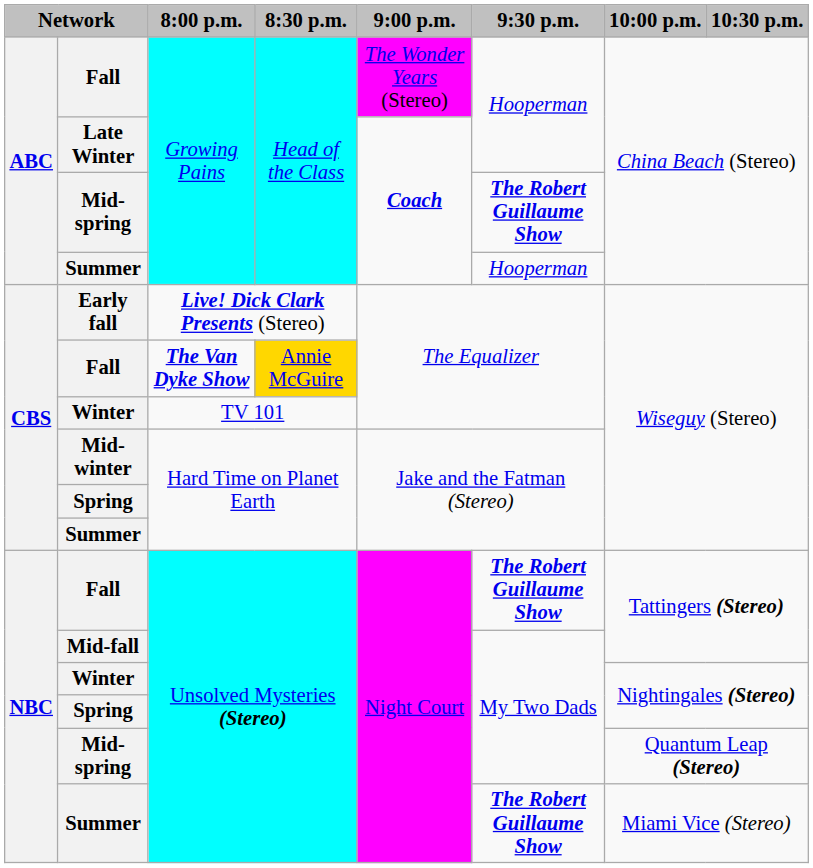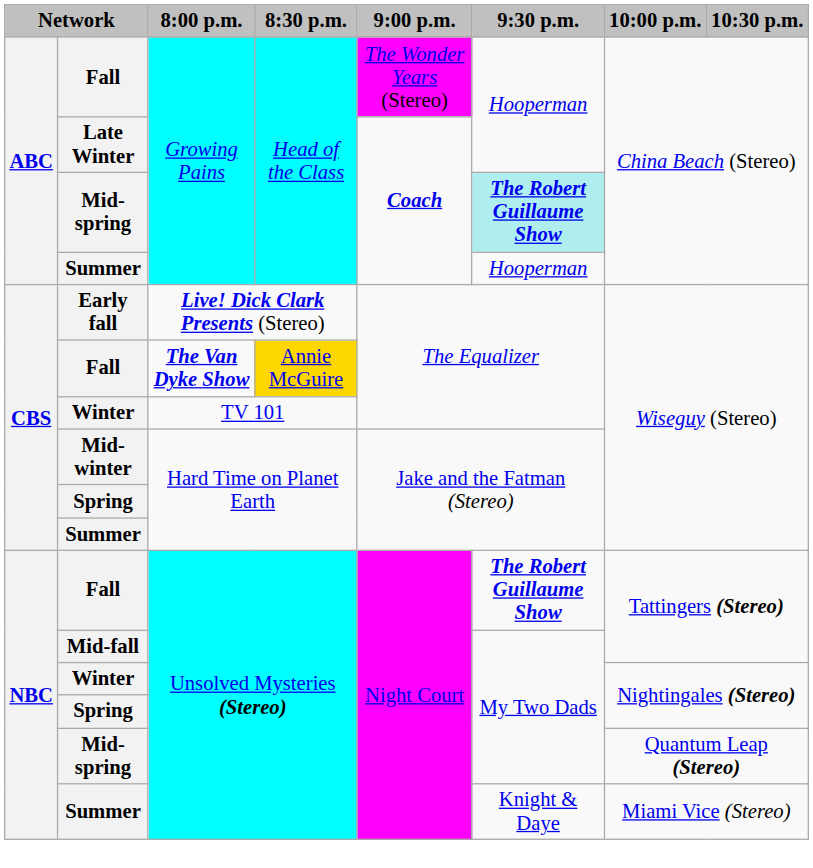(538, 211) no background -> (538, 211) paleturquoise background
(538, 823) The Robert Guillaume Show -> (538, 811) Knight & Daye
